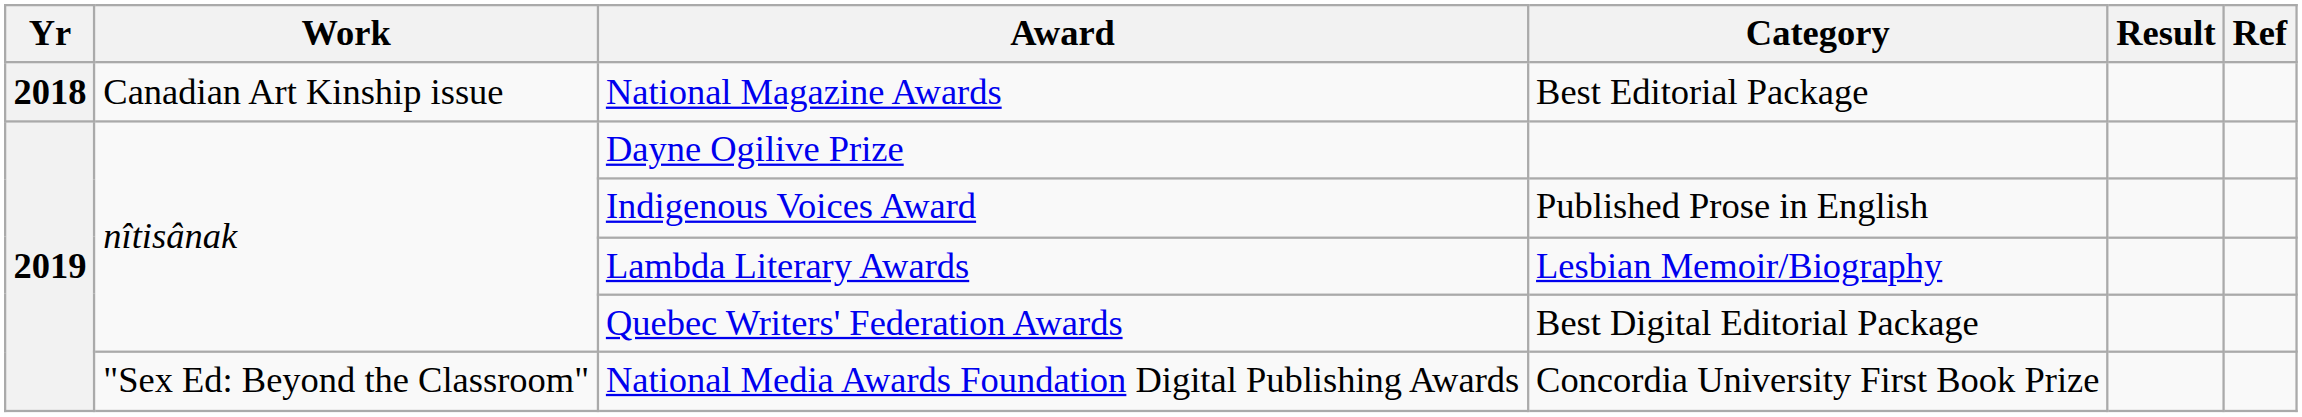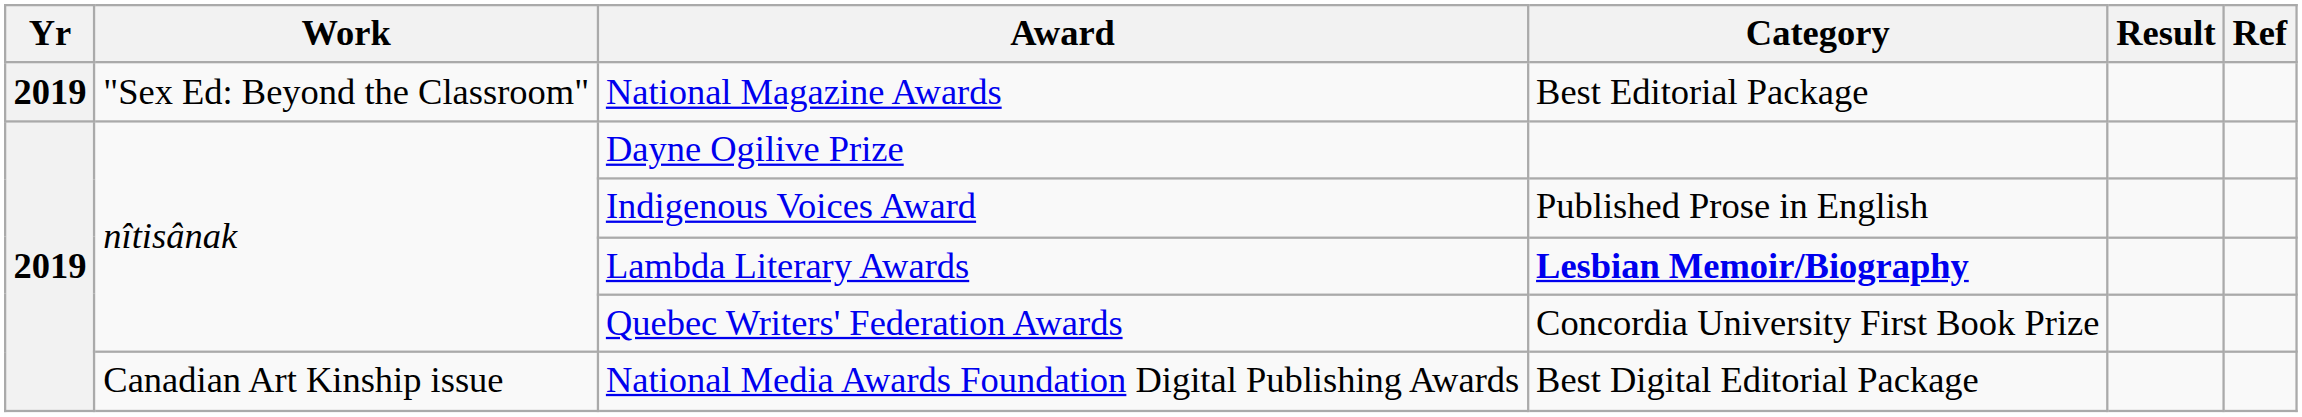(50, 91) 2018 -> (50, 91) 2019
(303, 91) Canadian Art Kinship issue -> (346, 91) "Sex Ed: Beyond the Classroom"
(1739, 264) normal -> (1752, 264) bold
(1757, 322) Best Digital Editorial Package -> (1818, 322) Concordia University First Book Prize
(346, 380) "Sex Ed: Beyond the Classroom" -> (303, 380) Canadian Art Kinship issue
(1818, 380) Concordia University First Book Prize -> (1757, 380) Best Digital Editorial Package
